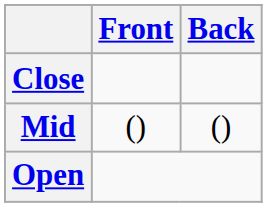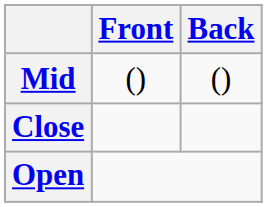rows swapped: (48, 77) <-> (48, 126)
